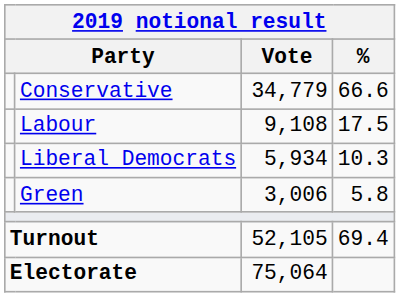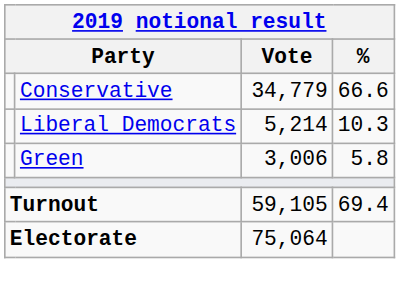- row: (58, 126)
(296, 160) 5,934 -> (296, 126) 5,214
(290, 239) 52,105 -> (290, 205) 59,105
